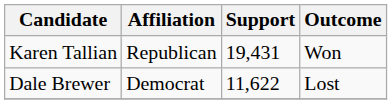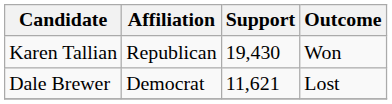(253, 51) 19,431 -> (253, 51) 19,430
(253, 83) 11,622 -> (253, 83) 11,621
